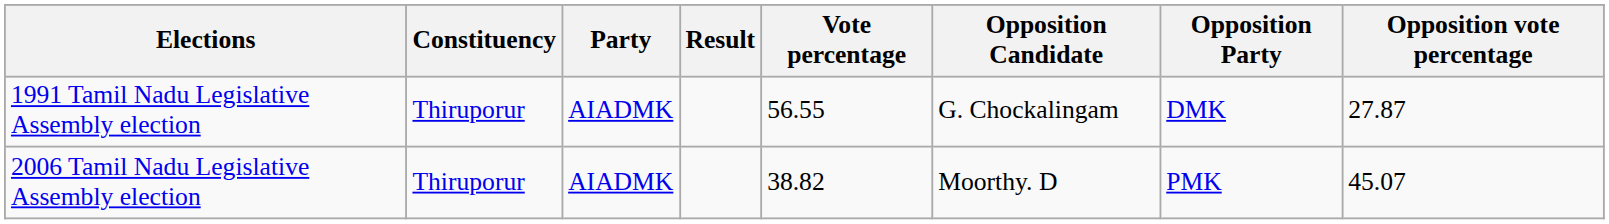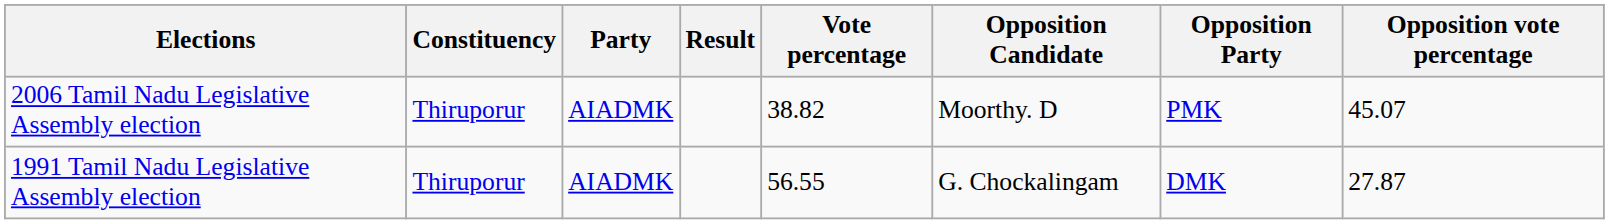rows swapped: (160, 110) <-> (160, 181)
